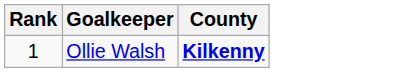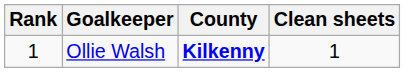+ column: (334, 20)
